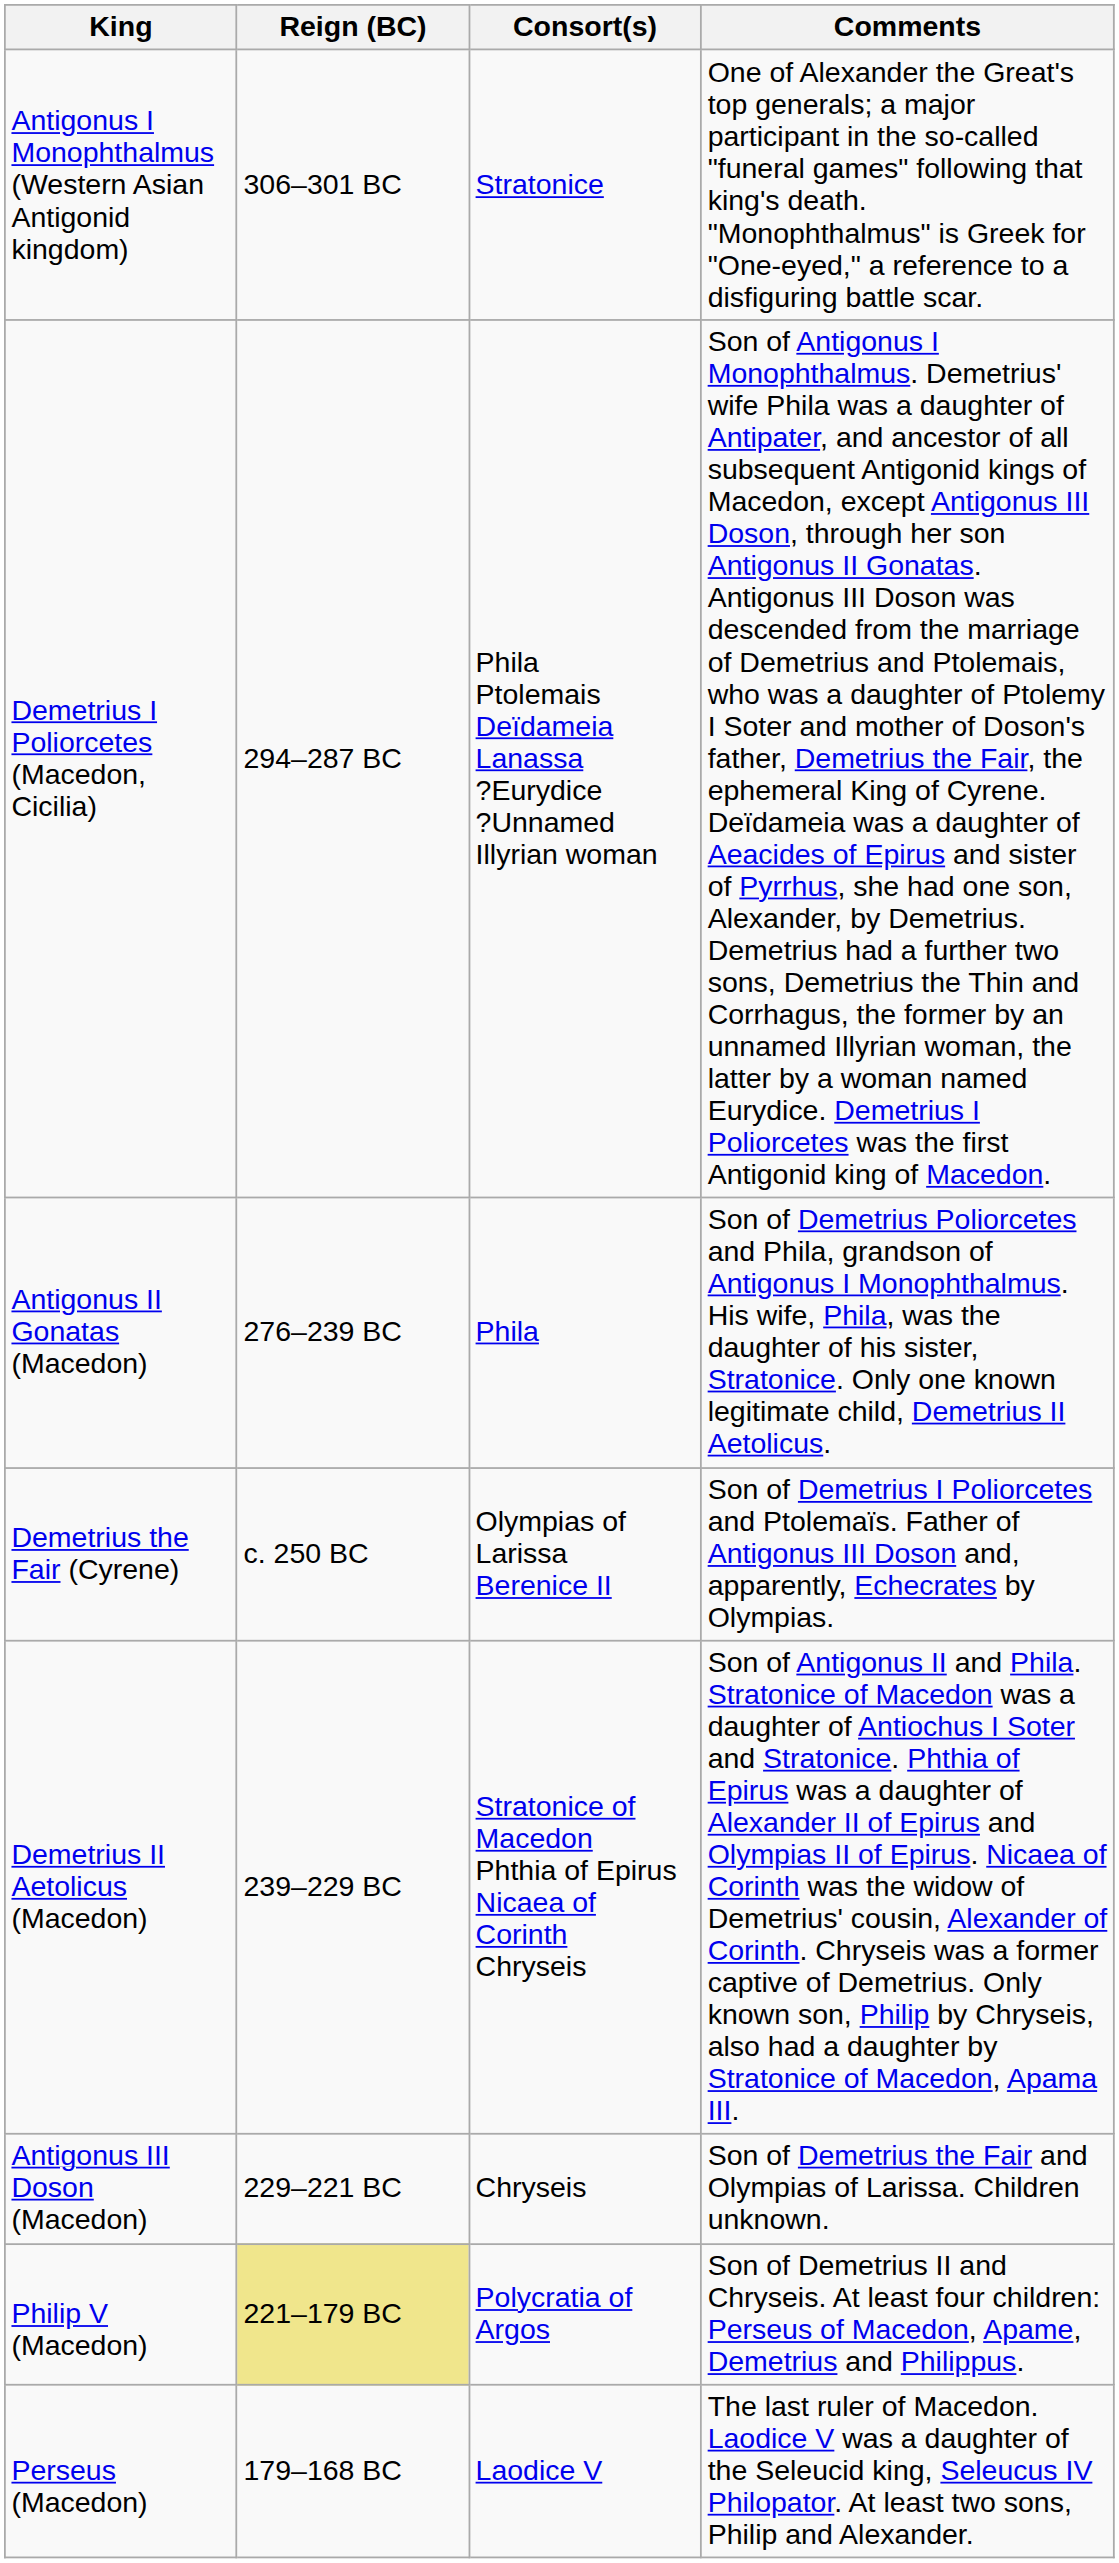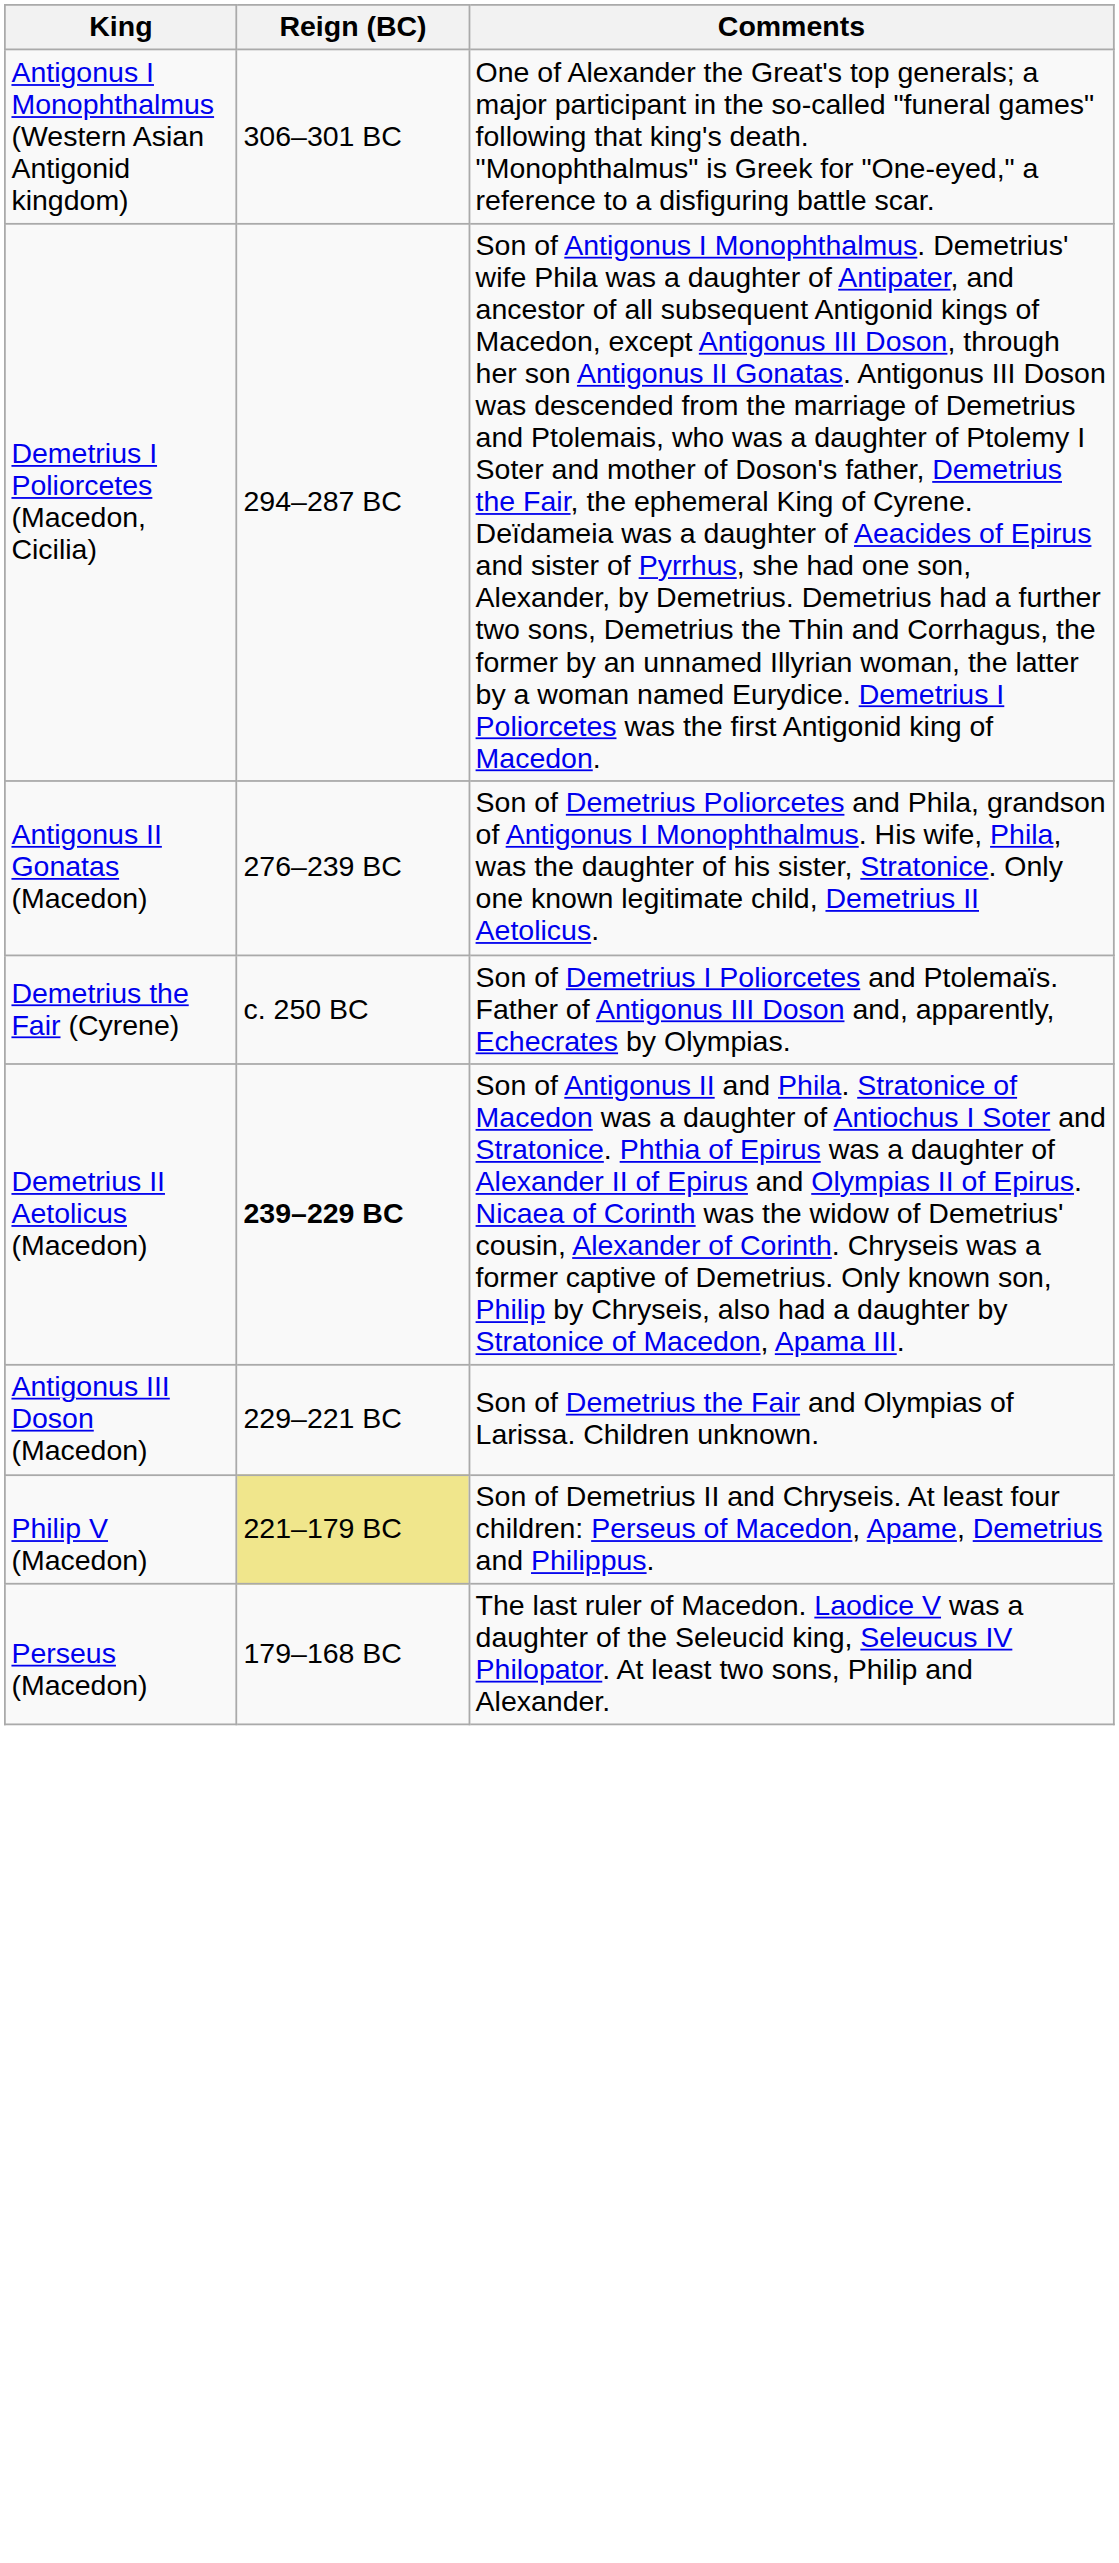- column: (585, 27)
(323, 1886) normal -> (323, 1214) bold
